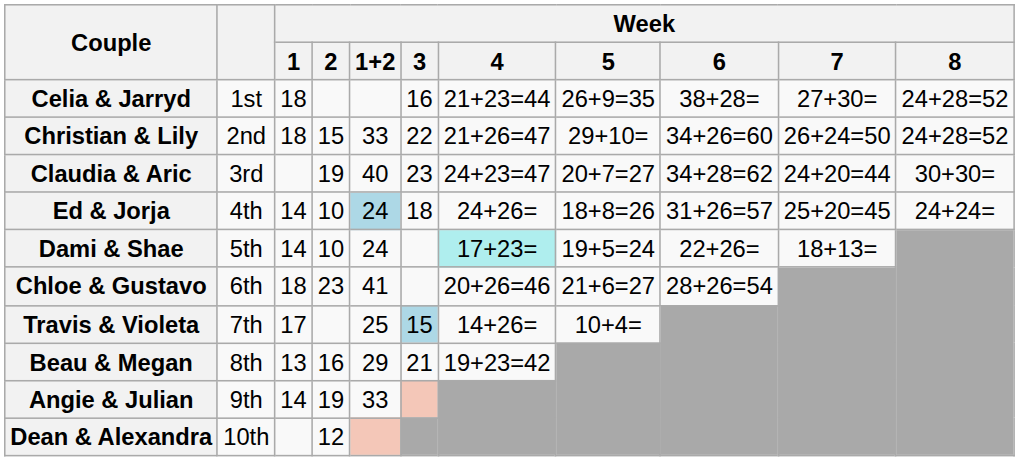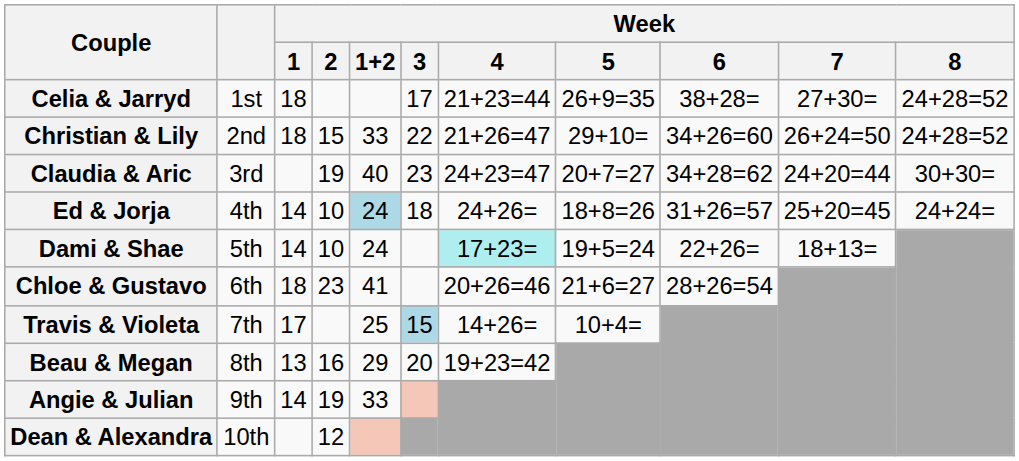(420, 99) 16 -> (420, 99) 17
(420, 362) 21 -> (420, 362) 20
